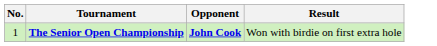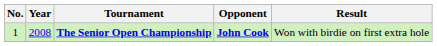+ column: (40, 13)
